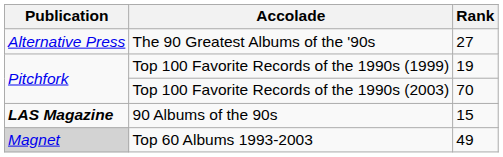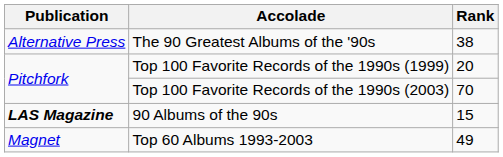(465, 41) 27 -> (465, 41) 38
(465, 66) 19 -> (465, 66) 20
(34, 139) lightgrey background -> (34, 139) no background
